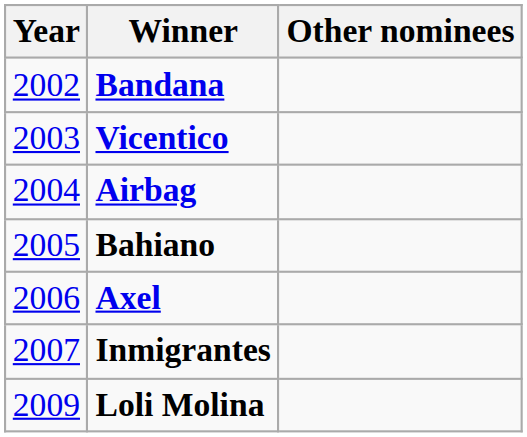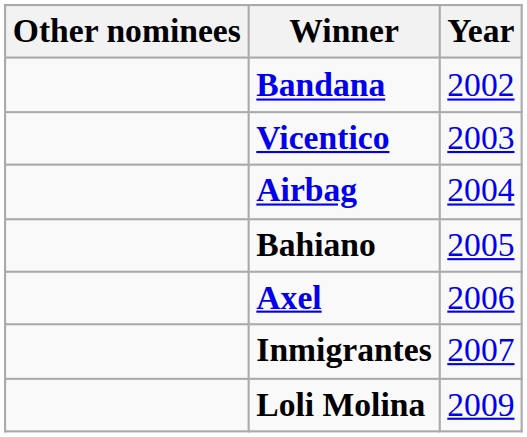columns swapped: (46, 31) <-> (400, 31)
